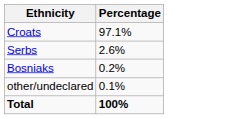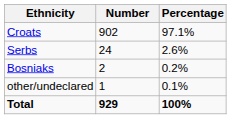+ column: (128, 13)
